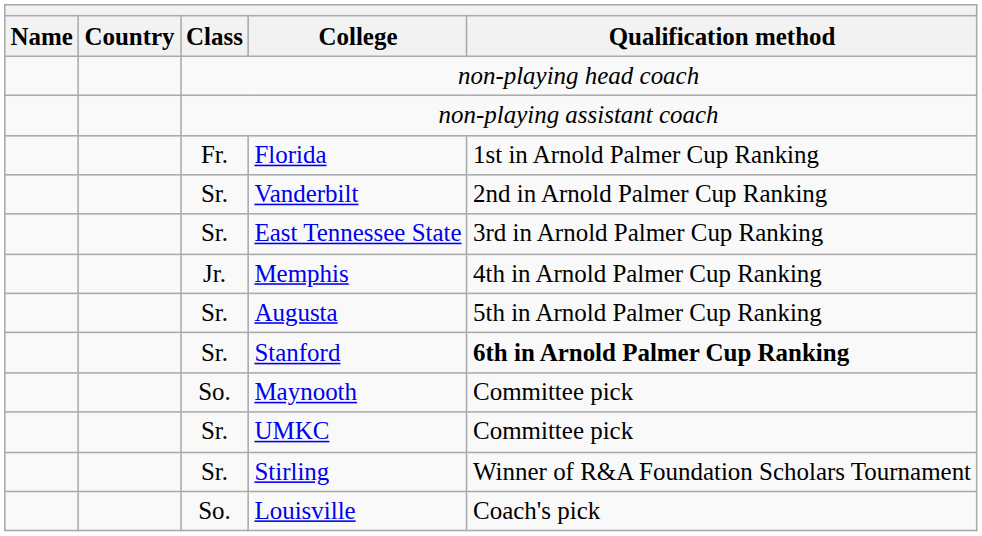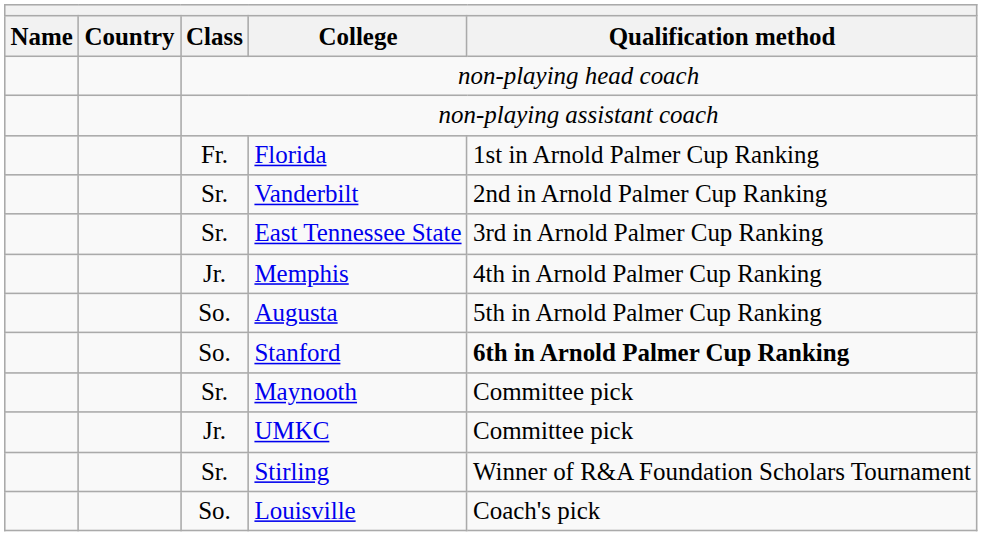(214, 312) Sr. -> (214, 312) So.
(214, 352) Sr. -> (214, 352) So.
(214, 392) So. -> (214, 392) Sr.
(214, 431) Sr. -> (214, 431) Jr.
